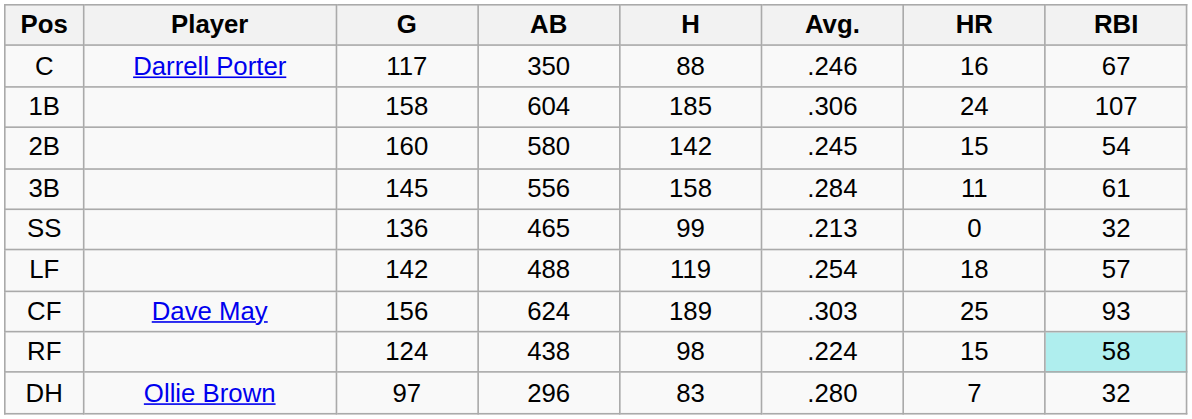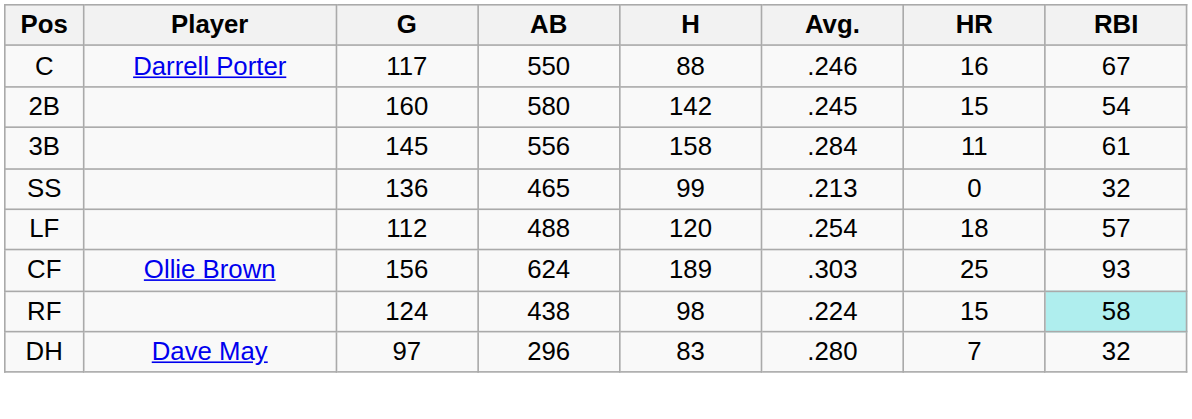(549, 65) 350 -> (549, 65) 550
- row: (44, 106)
(407, 270) 142 -> (407, 229) 112
(691, 270) 119 -> (691, 229) 120
(210, 310) Dave May -> (210, 270) Ollie Brown
(210, 392) Ollie Brown -> (210, 351) Dave May
